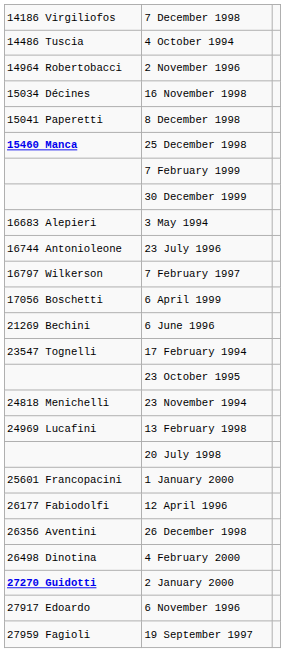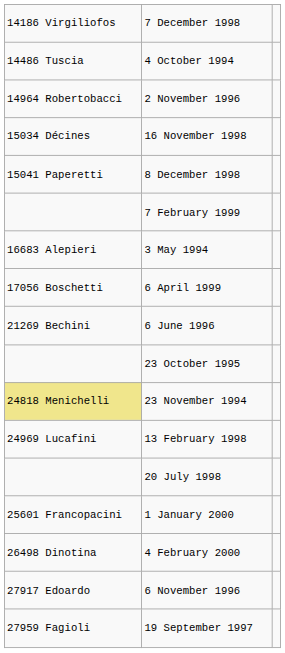- row: (195, 146)
- row: (195, 197)
- row: (183, 248)
- row: (192, 274)
- row: (195, 351)
(58, 403) no background -> (58, 401) khaki background
- row: (186, 506)
- row: (195, 531)
- row: (189, 583)
